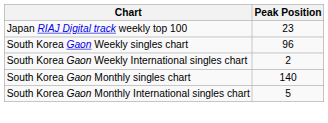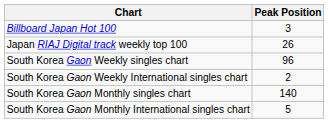+ row: (61, 28)
(288, 28) 23 -> (288, 45) 26
